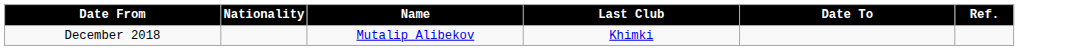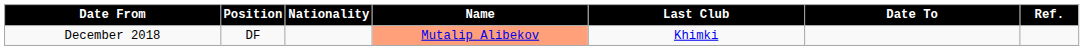+ column: (253, 15)
(415, 35) no background -> (480, 35) lightsalmon background
